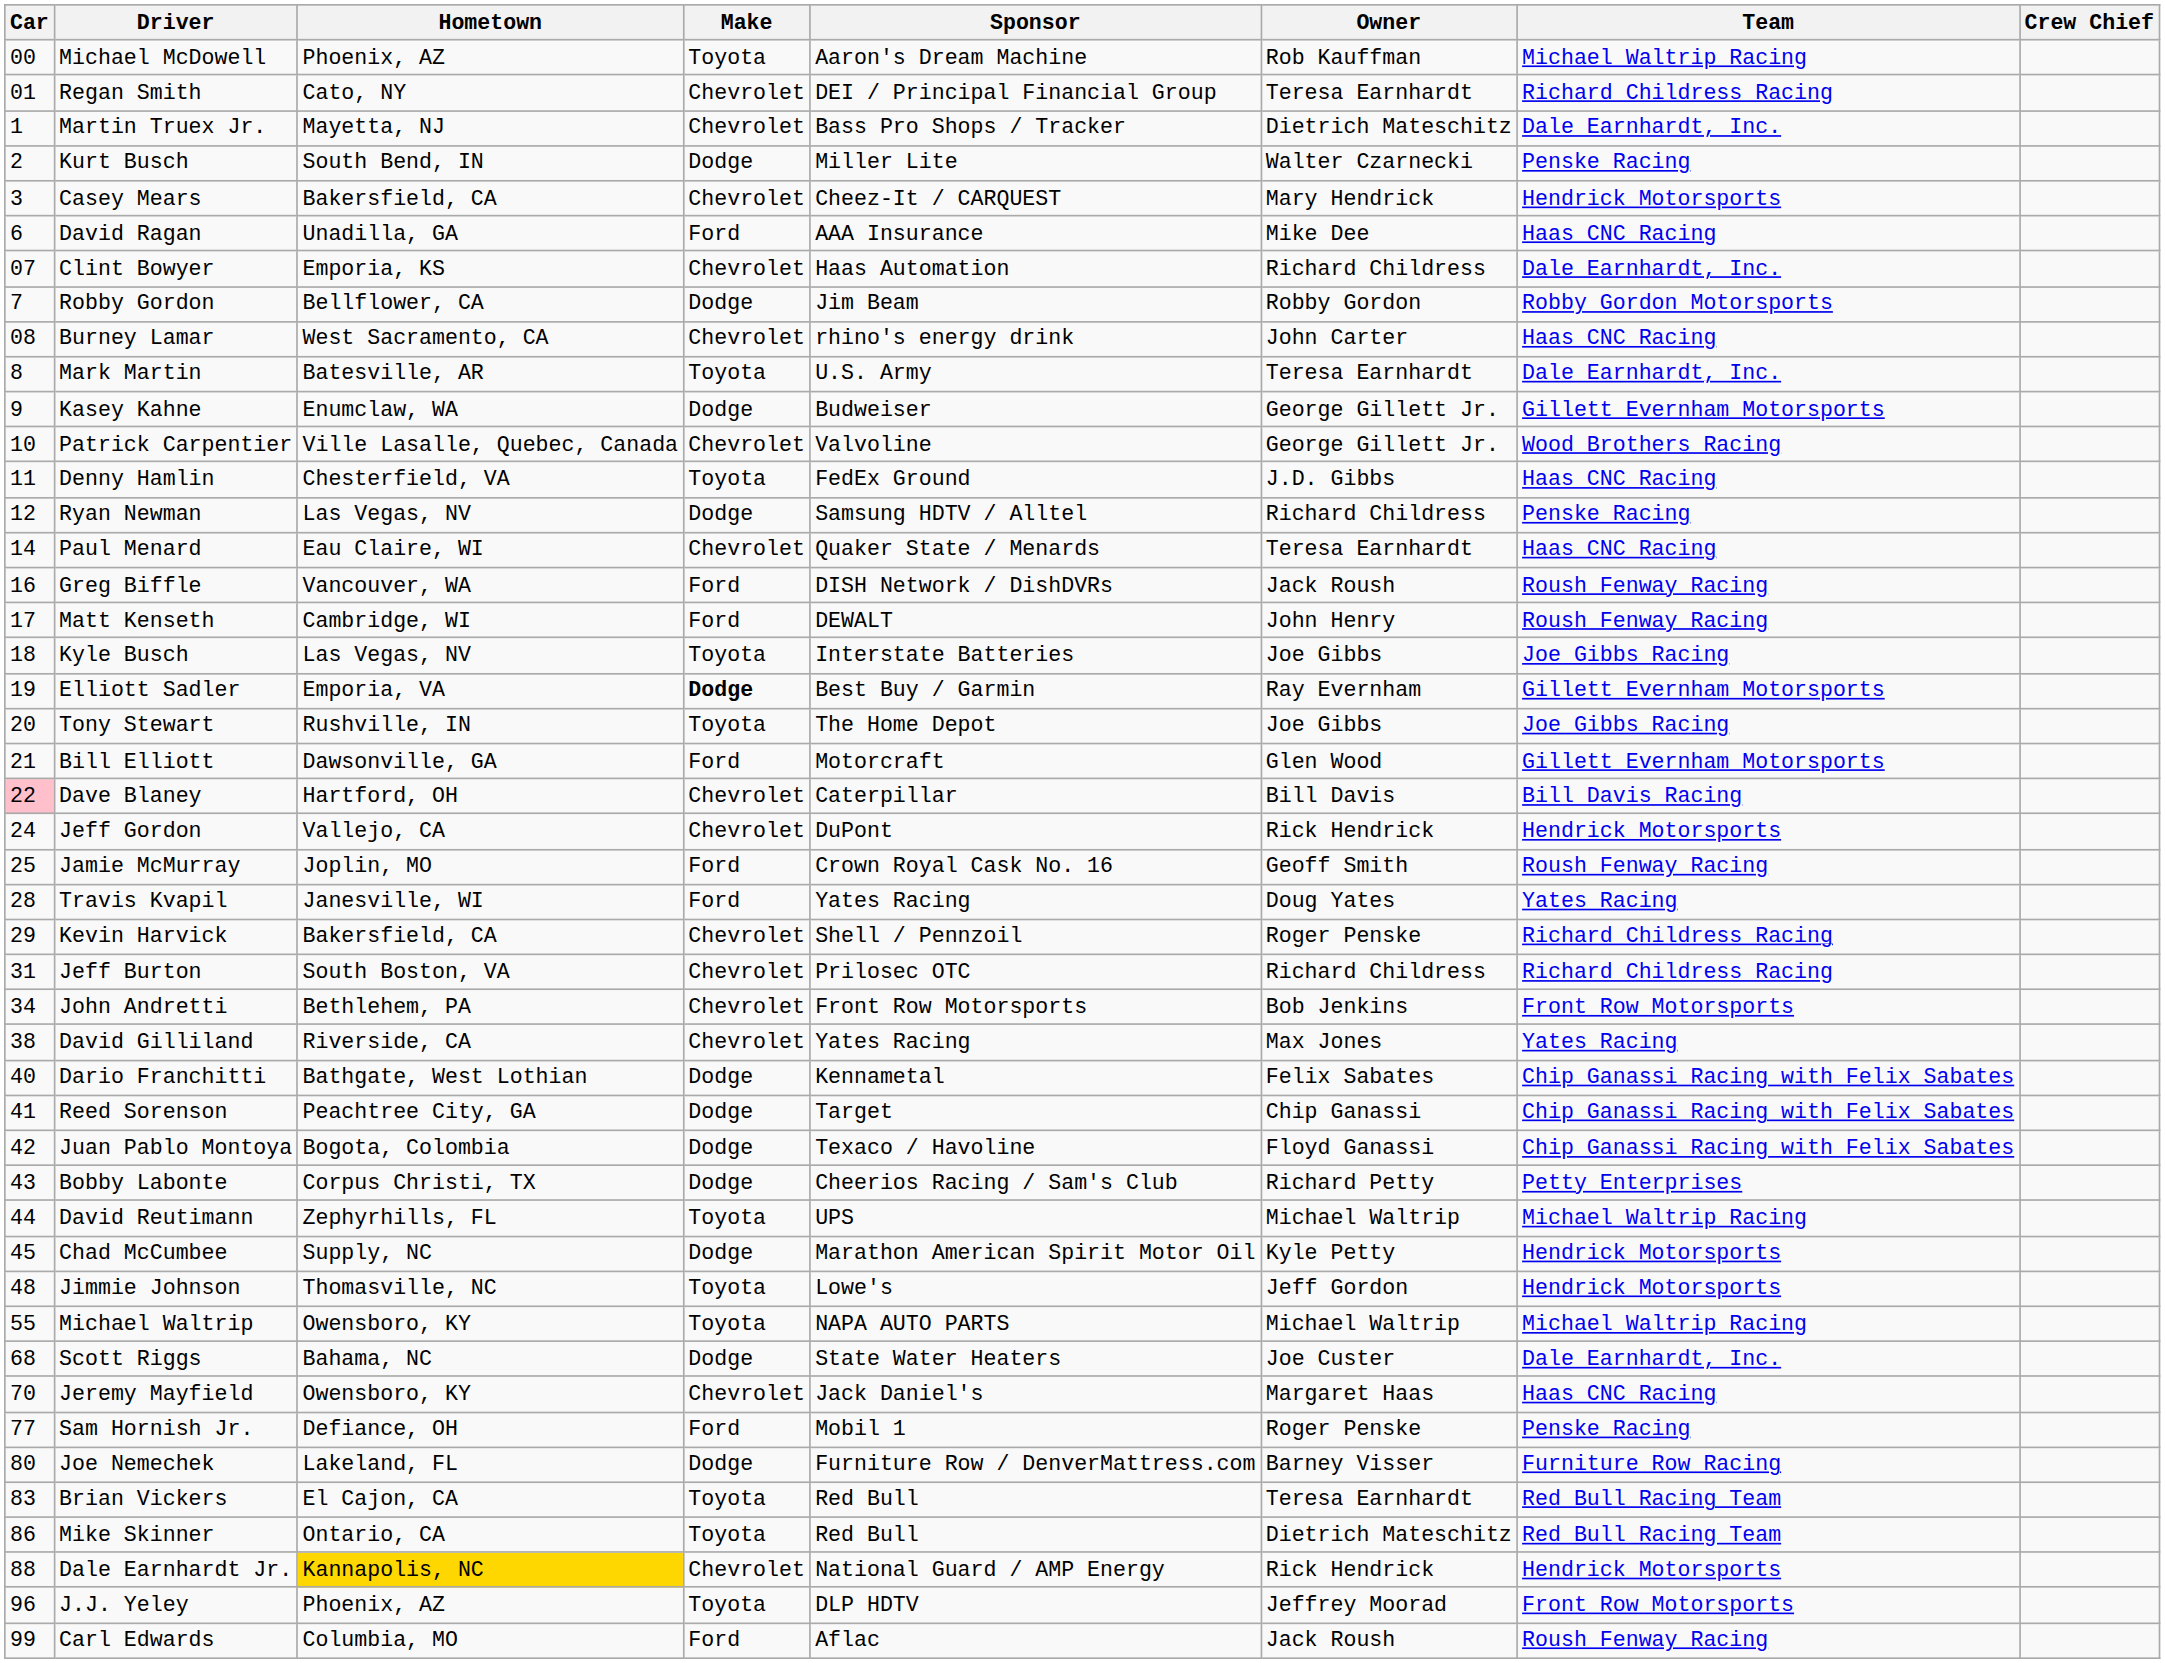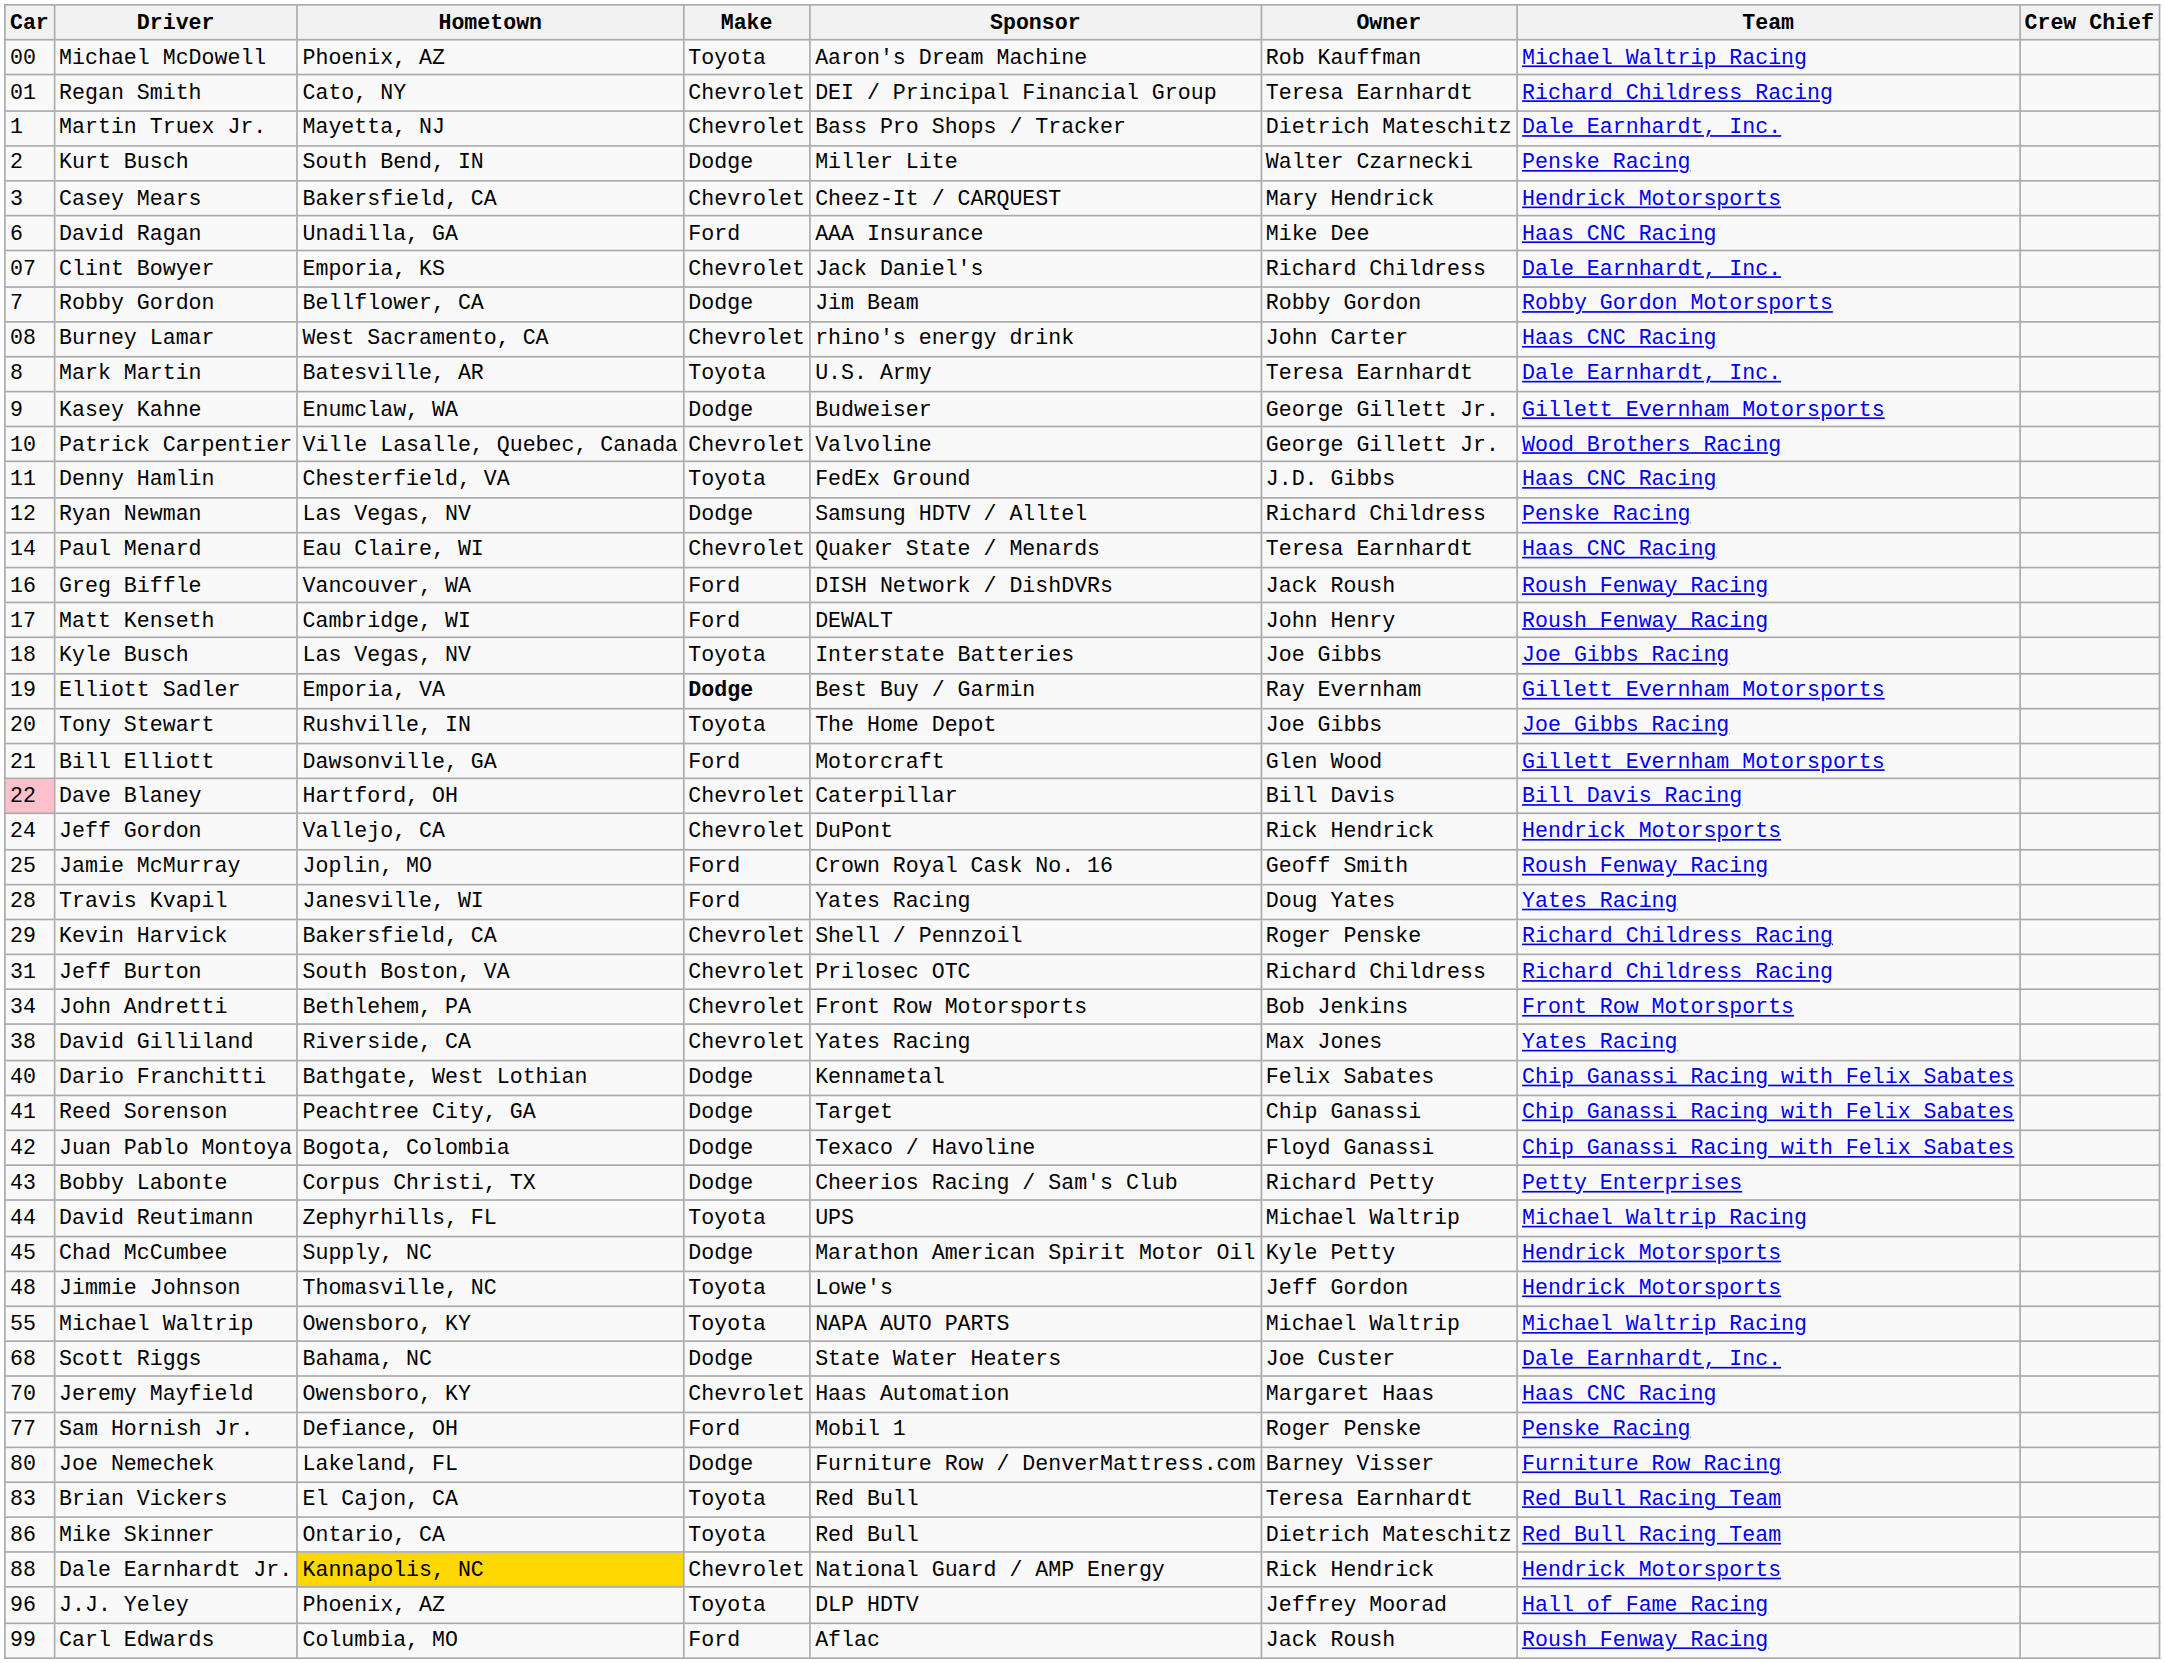(912, 269) Haas Automation -> (899, 269) Jack Daniel's
(899, 1394) Jack Daniel's -> (912, 1394) Haas Automation
(1658, 1605) Front Row Motorsports -> (1645, 1605) Hall of Fame Racing
